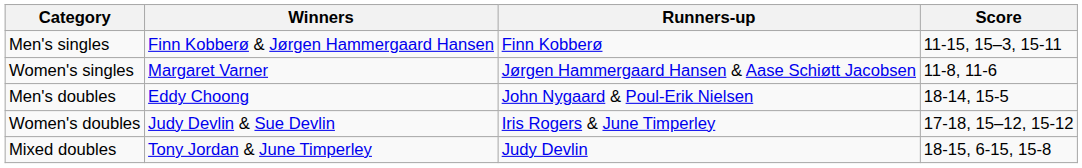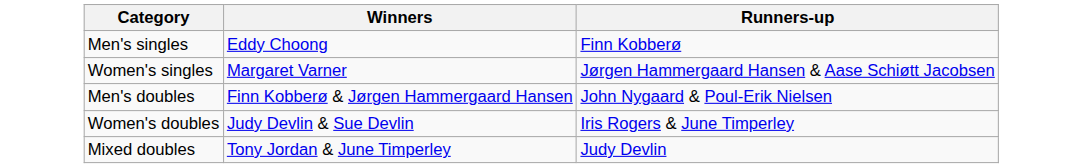- column: (999, 17)
(321, 44) Finn Kobberø & Jørgen Hammergaard Hansen -> (277, 44) Eddy Choong
(199, 96) Eddy Choong -> (400, 96) Finn Kobberø & Jørgen Hammergaard Hansen
